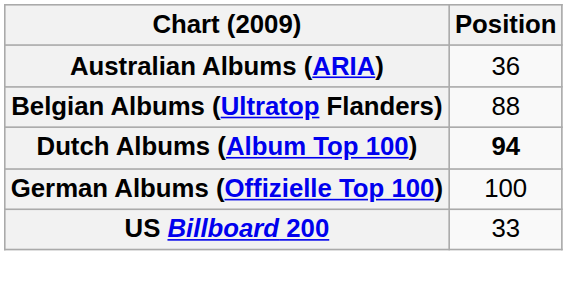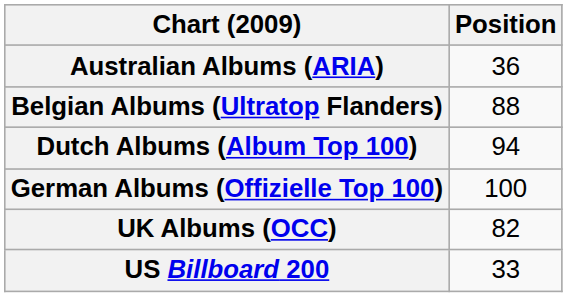(506, 147) bold -> (506, 147) normal
+ row: (227, 229)
